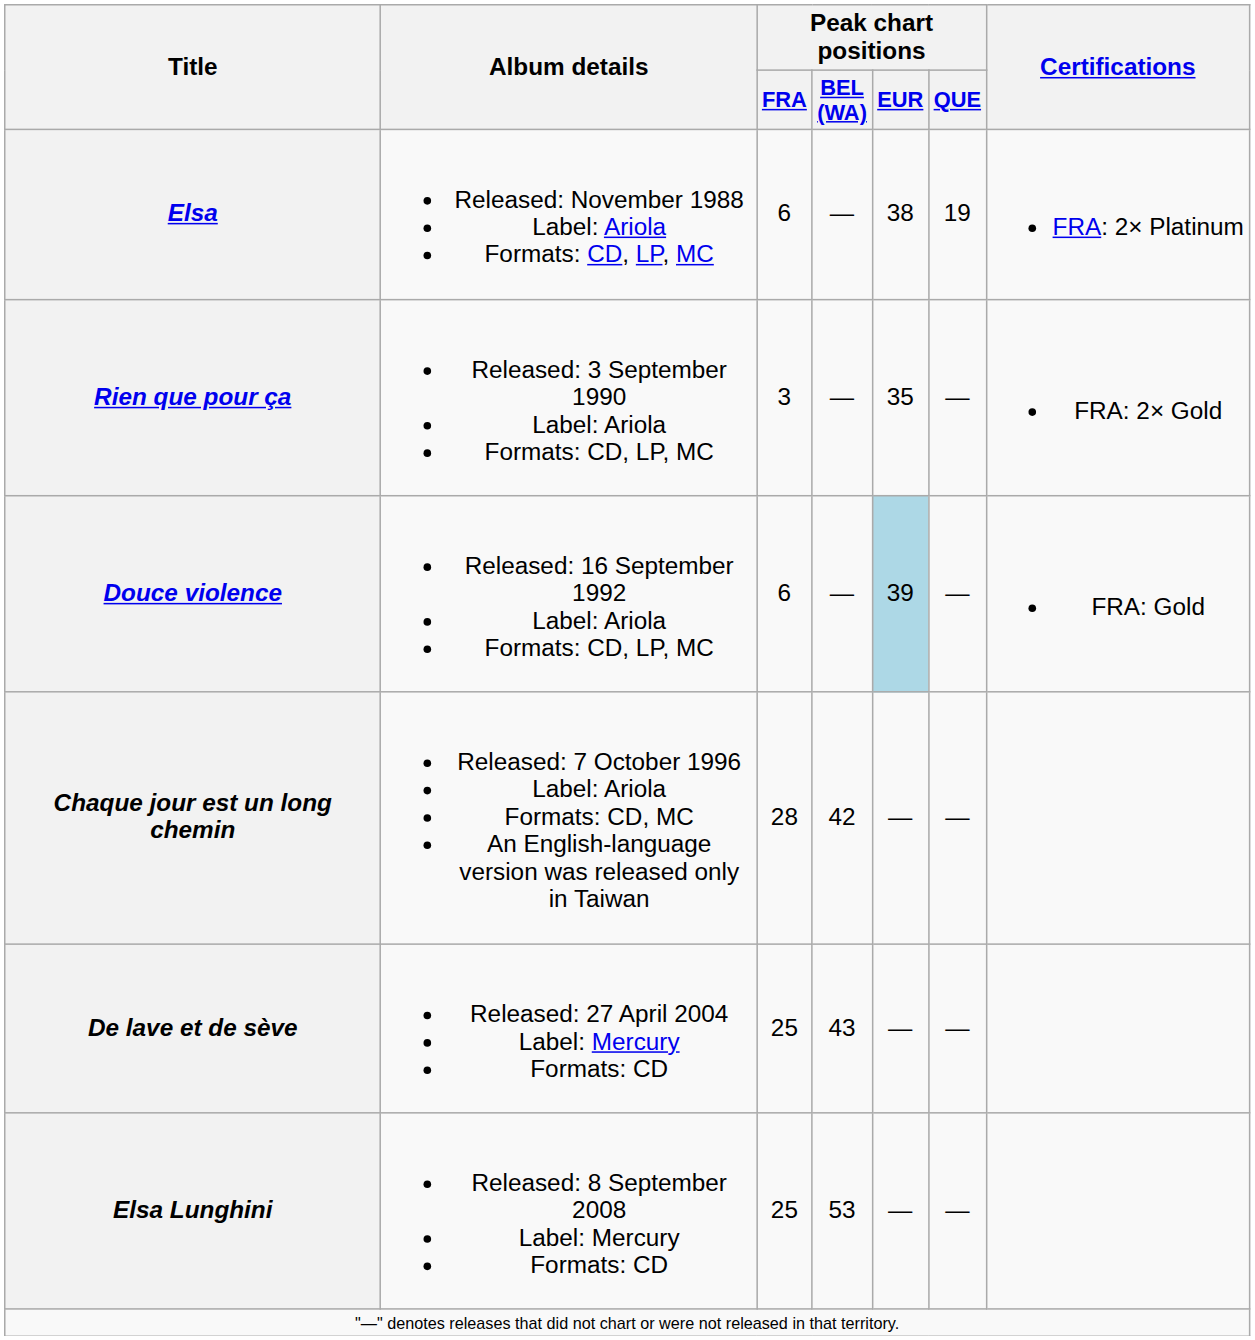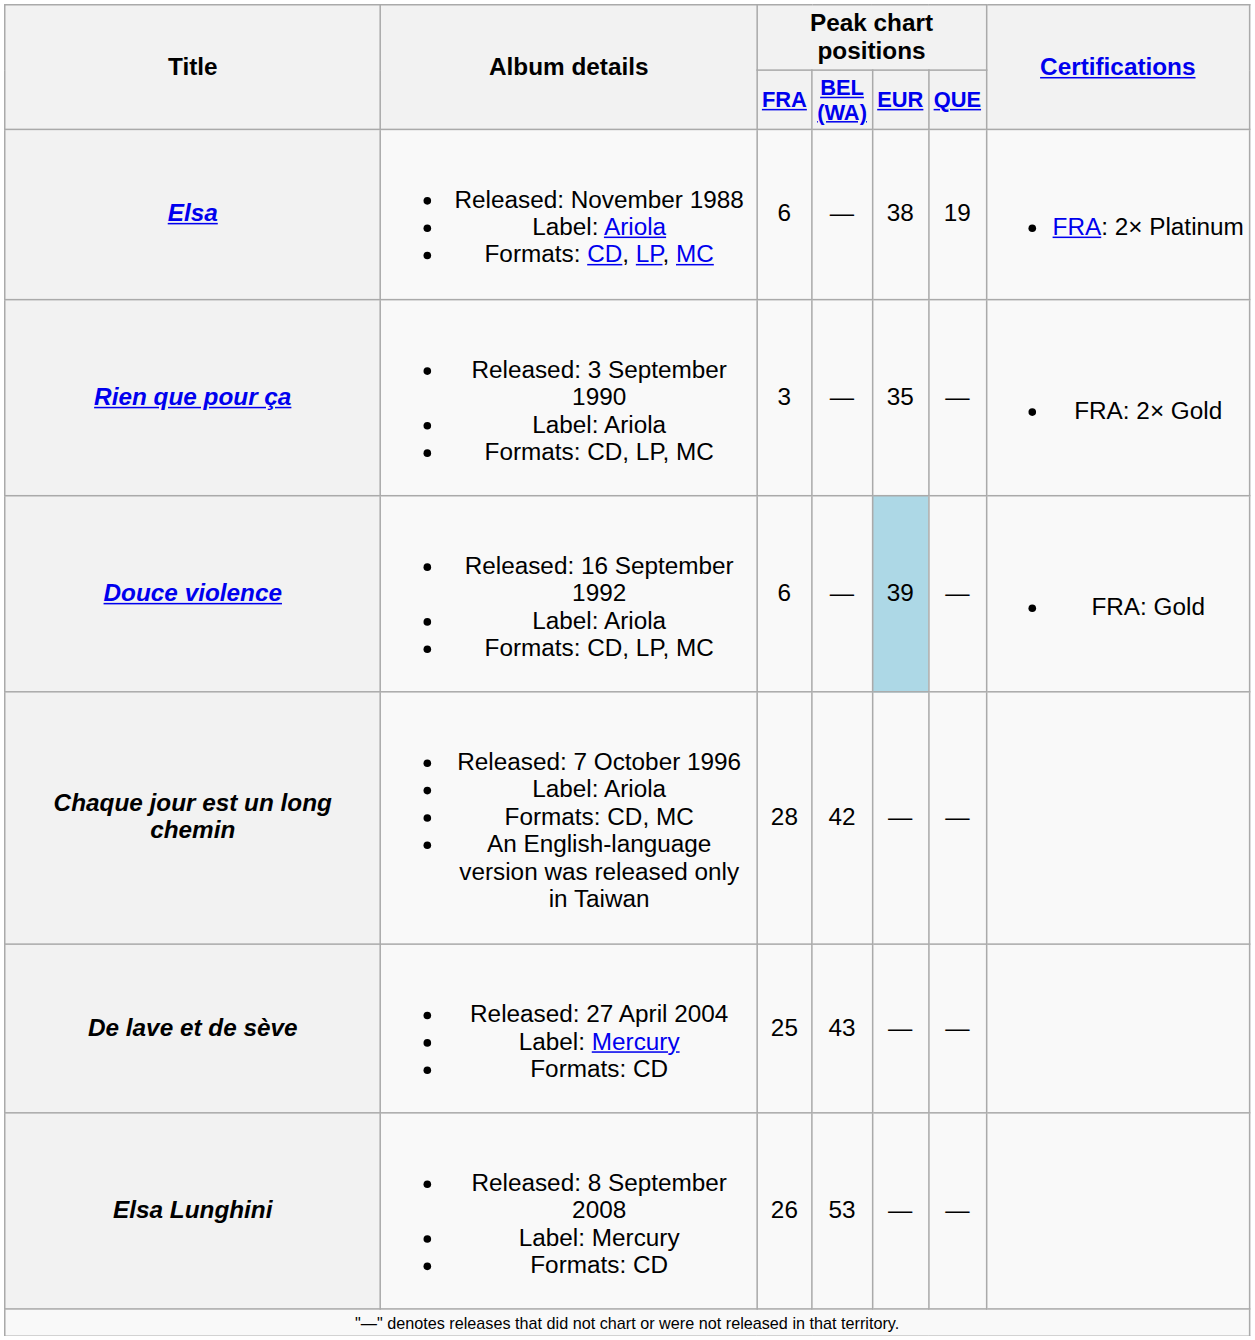(784, 1210) 25 -> (784, 1210) 26
